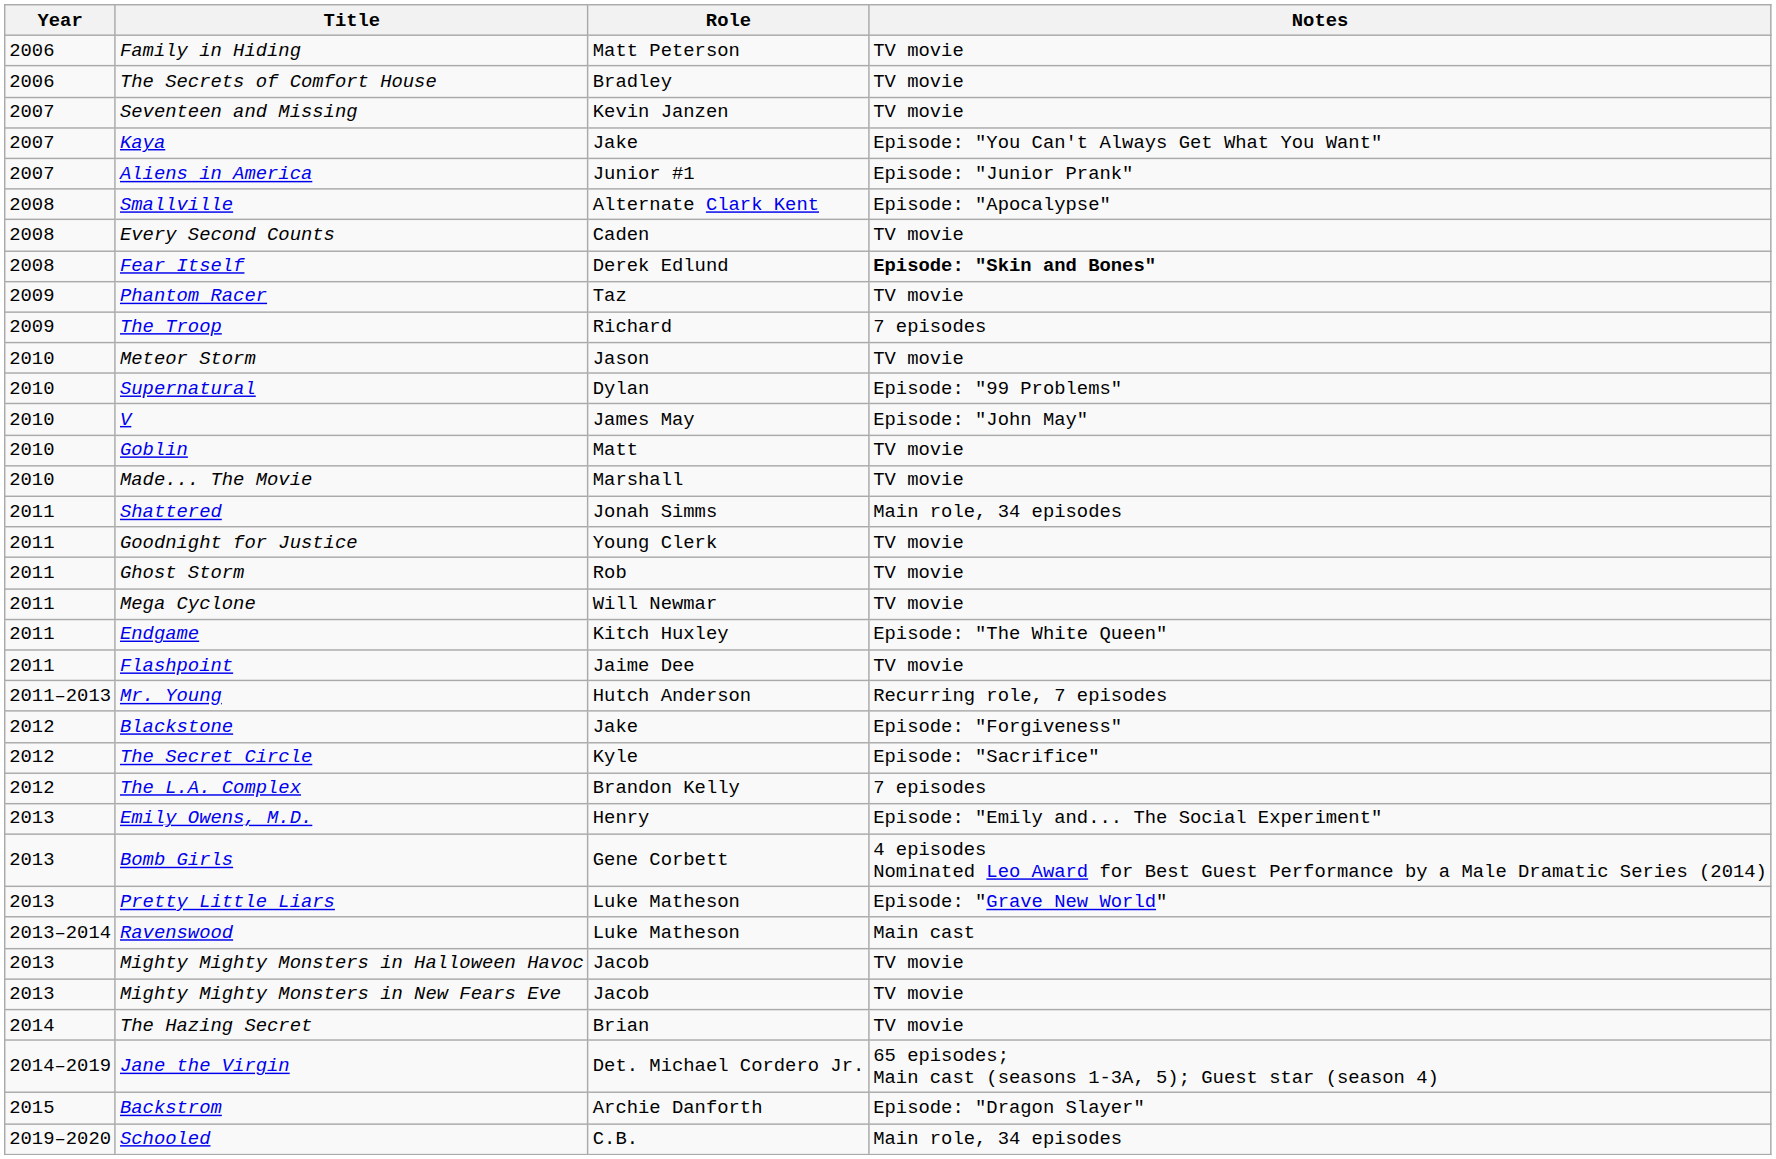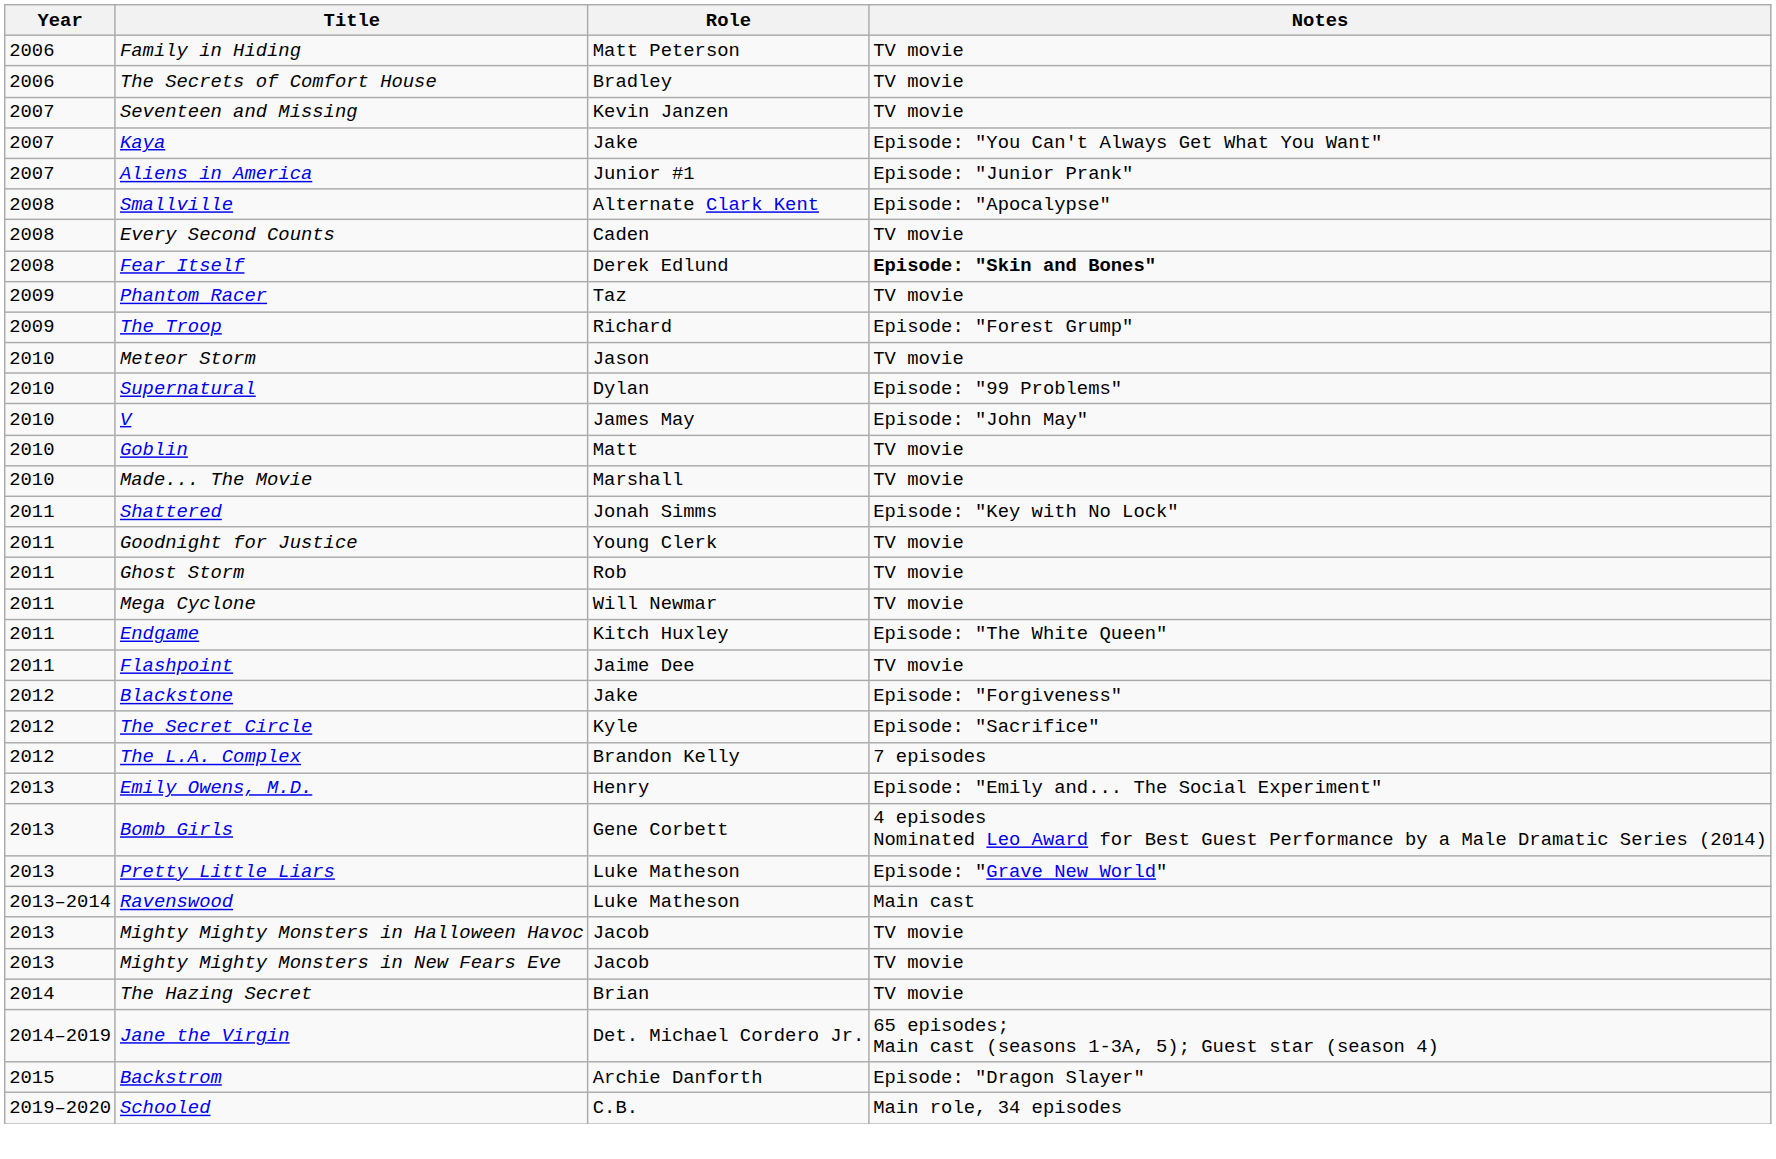(930, 327) 7 episodes -> (1003, 327) Episode: "Forest Grump"
(998, 512) Main role, 34 episodes -> (1026, 512) Episode: "Key with No Lock"
- row: (171, 696)
